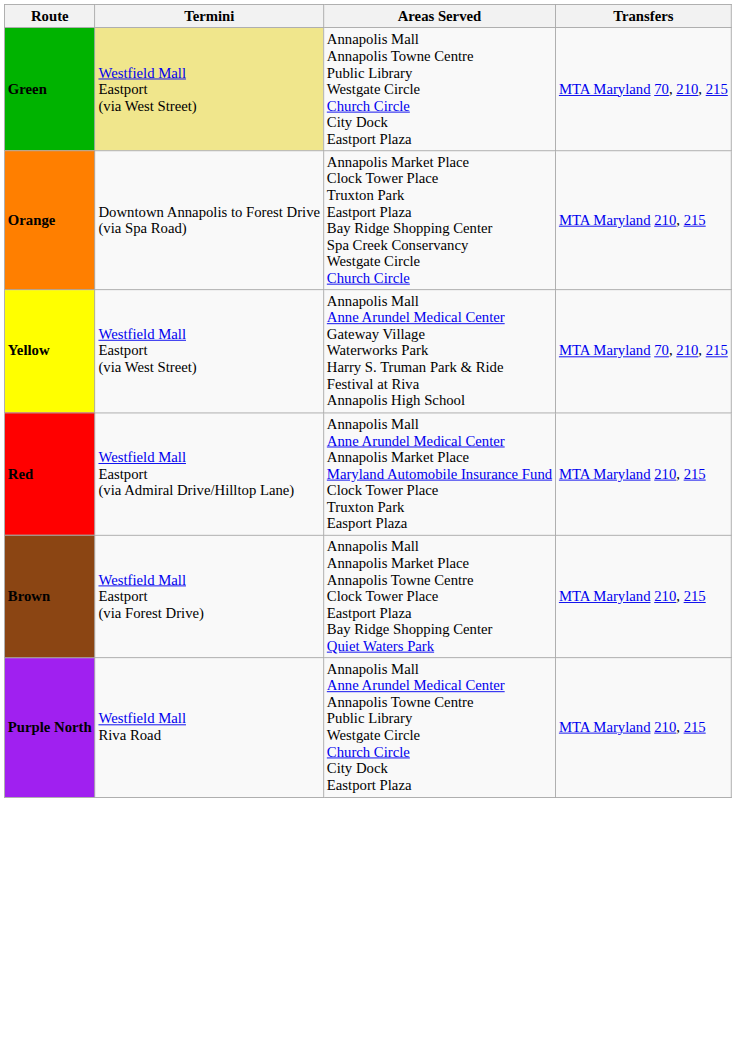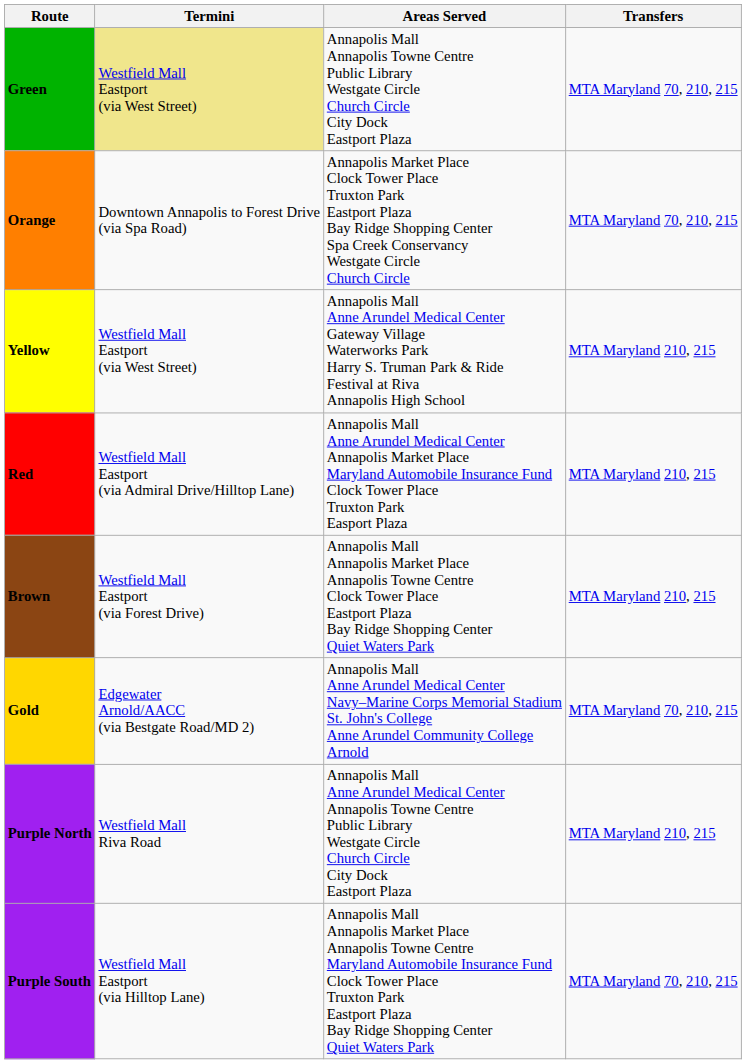(632, 220) MTA Maryland 210, 215 -> (653, 220) MTA Maryland 70, 210, 215
(643, 351) MTA Maryland 70, 210, 215 -> (642, 351) MTA Maryland 210, 215
+ row: (23, 711)
+ row: (49, 981)
